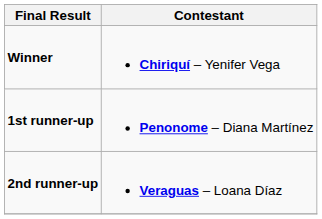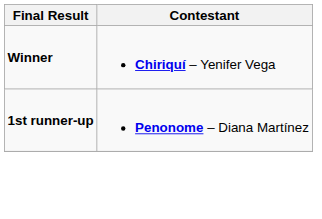- row: (53, 183)
